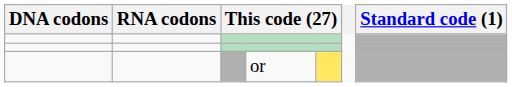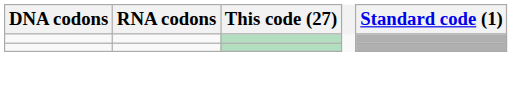- row: (59, 66)
